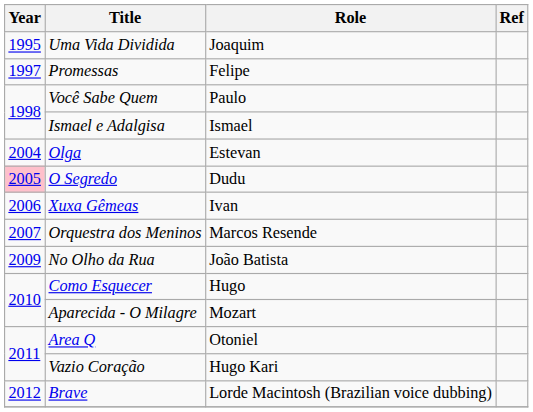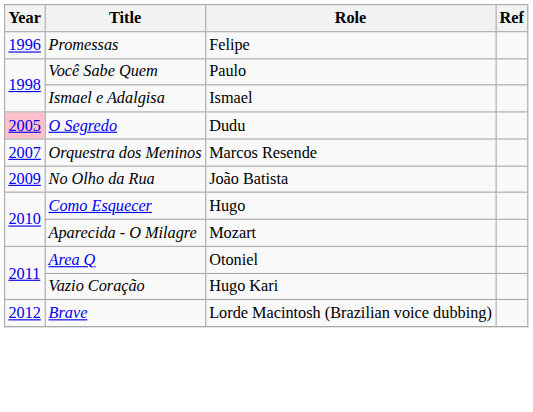- row: (112, 45)
(25, 71) 1997 -> (25, 45) 1996
- row: (65, 152)
- row: (93, 206)
